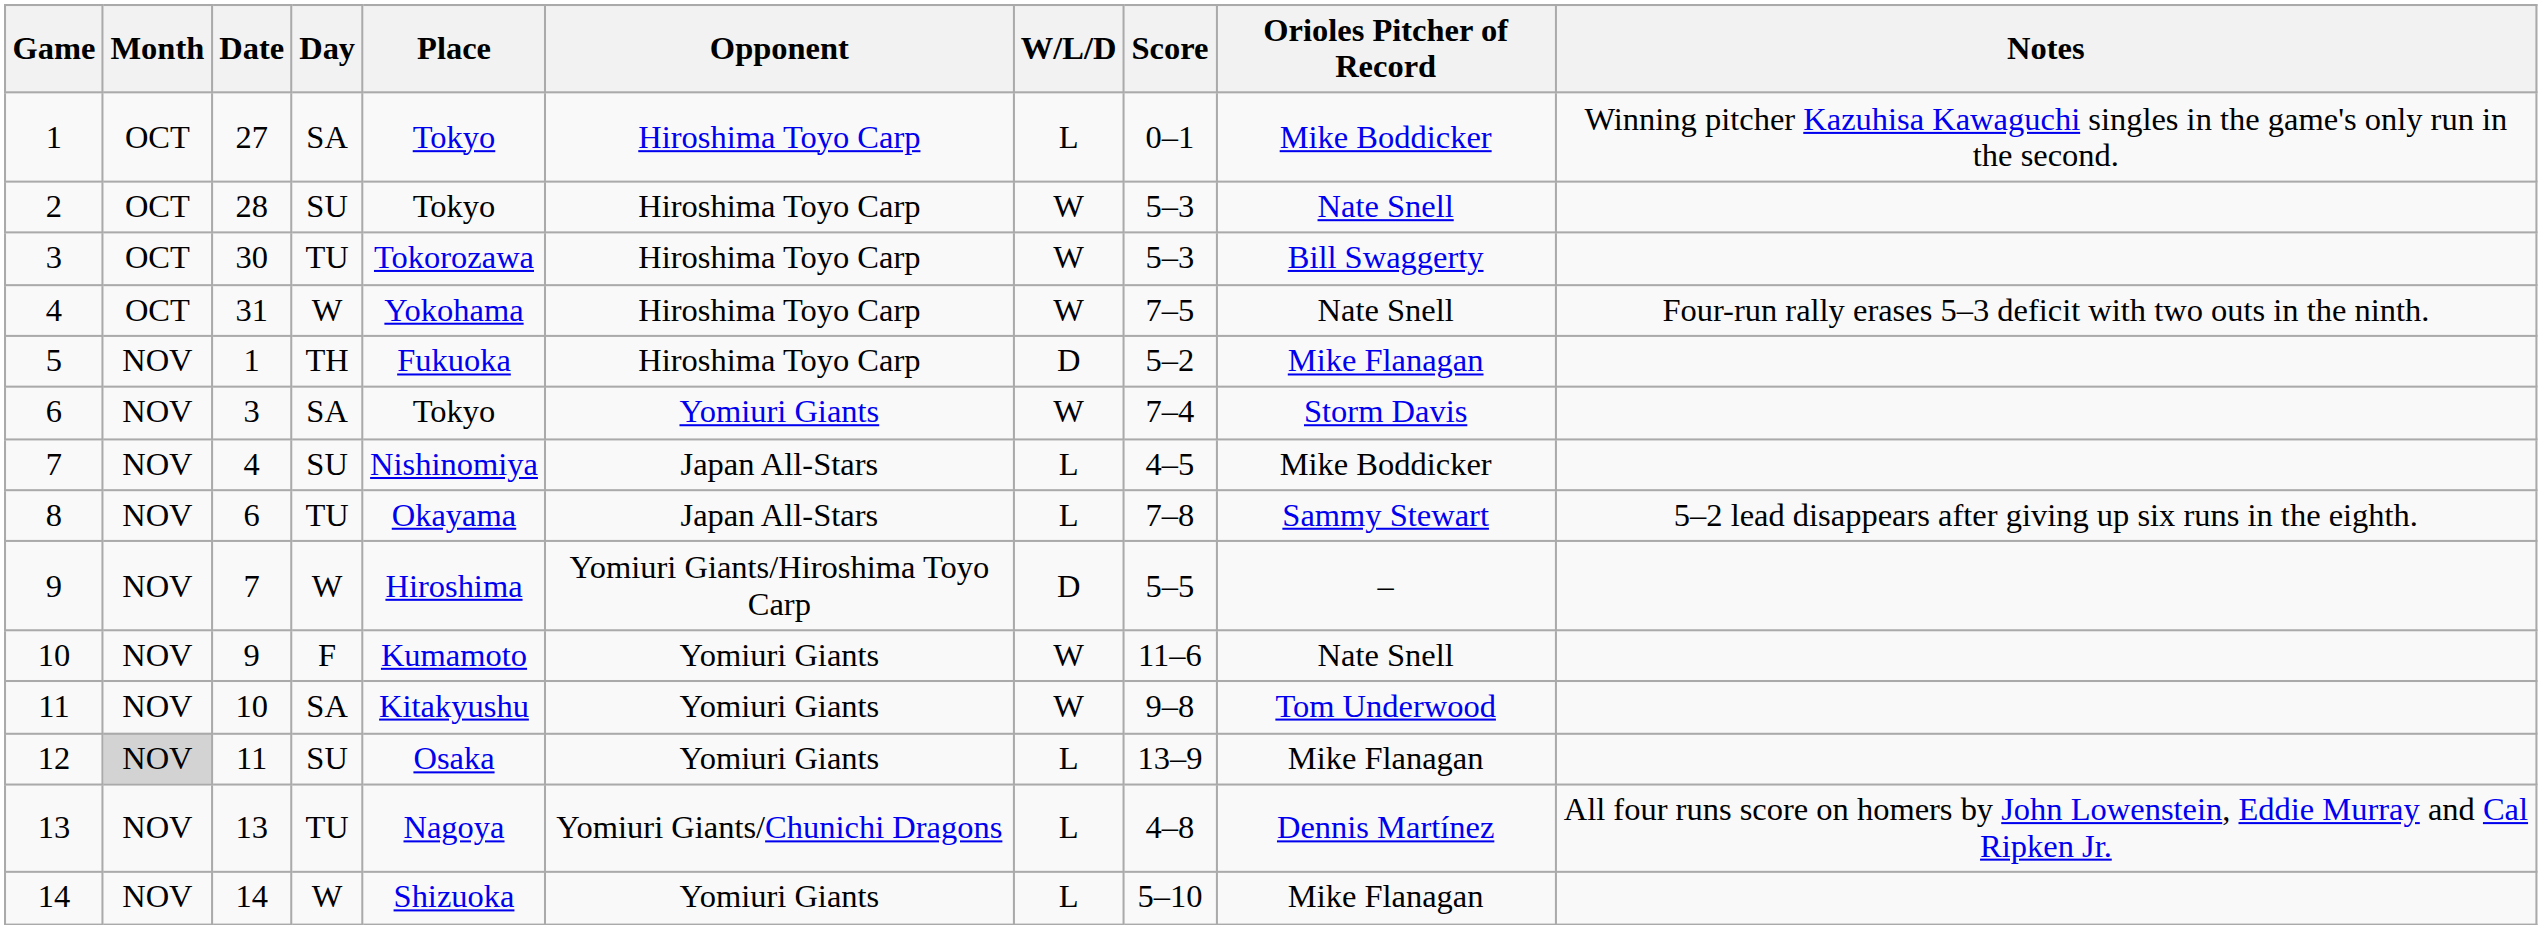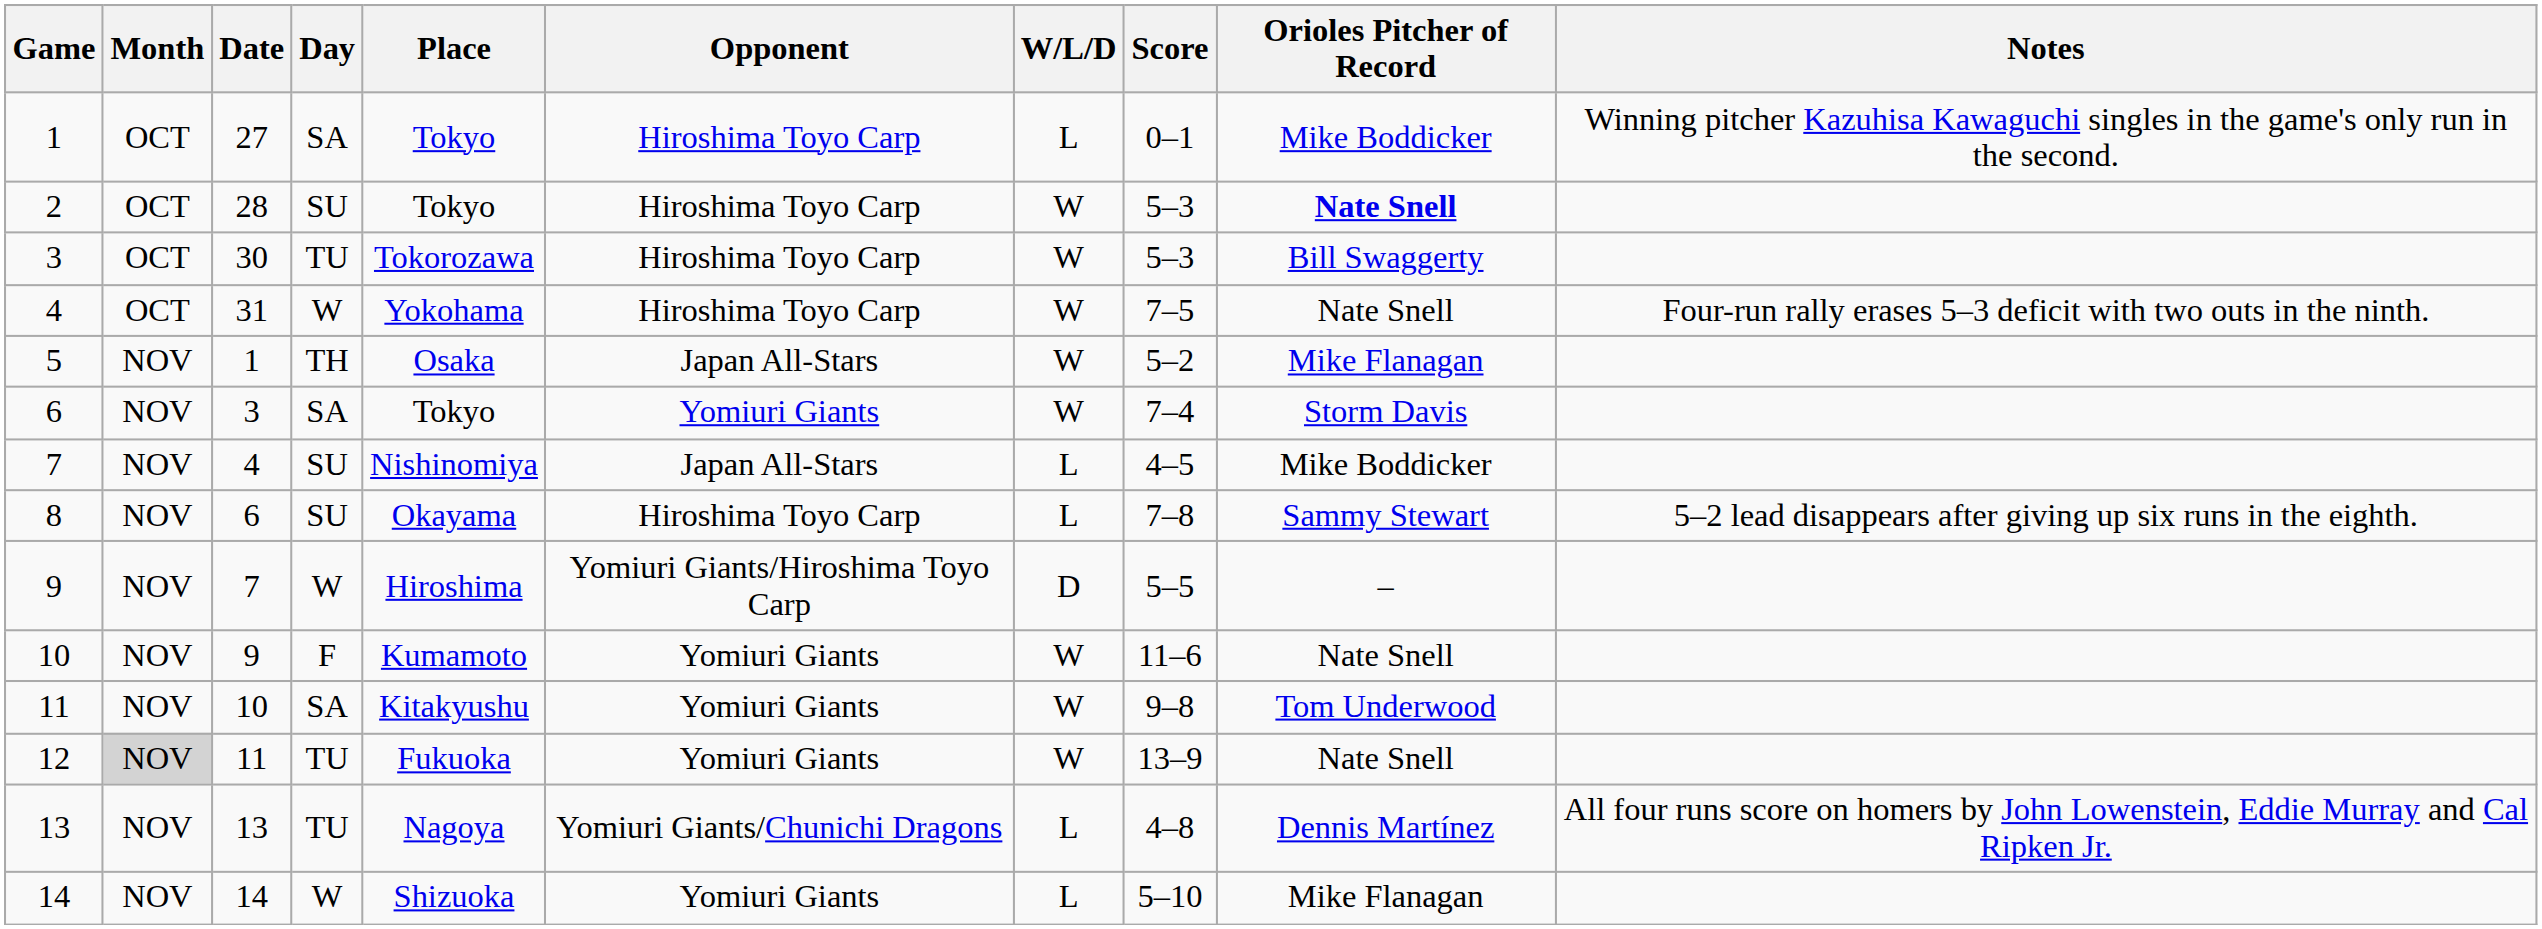(1386, 206) normal -> (1386, 206) bold
(454, 360) Fukuoka -> (454, 360) Osaka
(779, 360) Hiroshima Toyo Carp -> (779, 360) Japan All-Stars
(1069, 360) D -> (1069, 360) W
(327, 515) TU -> (327, 515) SU
(779, 515) Japan All-Stars -> (779, 515) Hiroshima Toyo Carp
(327, 758) SU -> (327, 758) TU
(454, 758) Osaka -> (454, 758) Fukuoka
(1069, 758) L -> (1069, 758) W
(1386, 758) Mike Flanagan -> (1386, 758) Nate Snell
